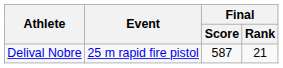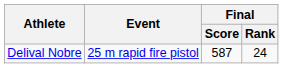(260, 54) 21 -> (260, 54) 24
